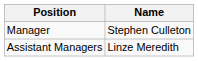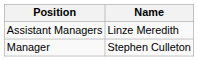rows swapped: (28, 30) <-> (55, 47)
